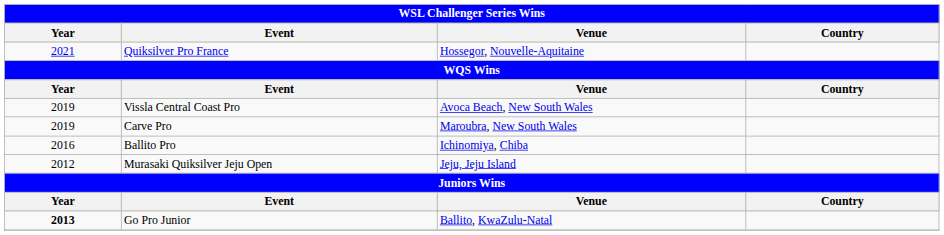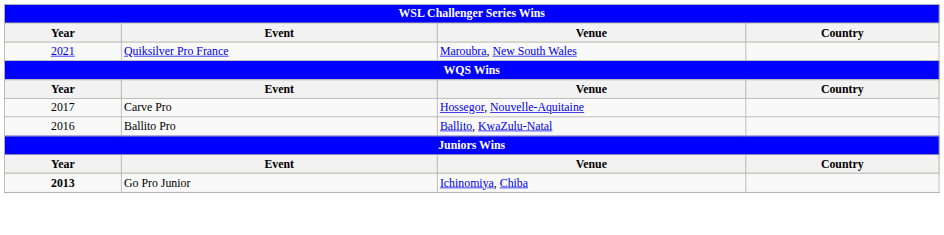(512, 51) Hossegor, Nouvelle-Aquitaine -> (508, 51) Maroubra, New South Wales
- row: (182, 107)
(63, 126) 2019 -> (63, 107) 2017
(508, 126) Maroubra, New South Wales -> (512, 107) Hossegor, Nouvelle-Aquitaine
(484, 145) Ichinomiya, Chiba -> (496, 126) Ballito, KwaZulu-Natal
- row: (198, 164)
(496, 220) Ballito, KwaZulu-Natal -> (484, 182) Ichinomiya, Chiba
